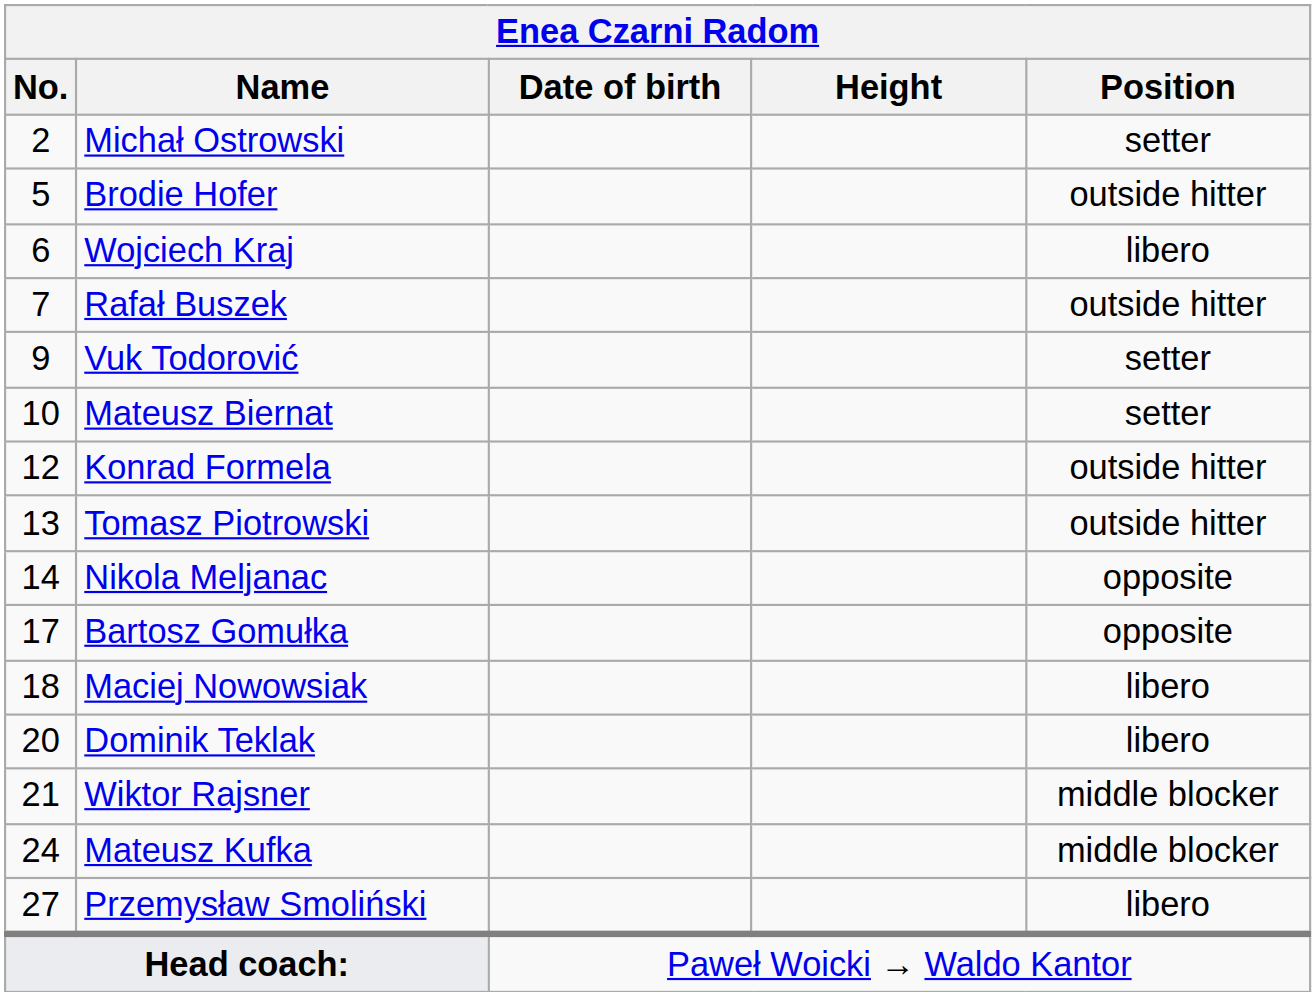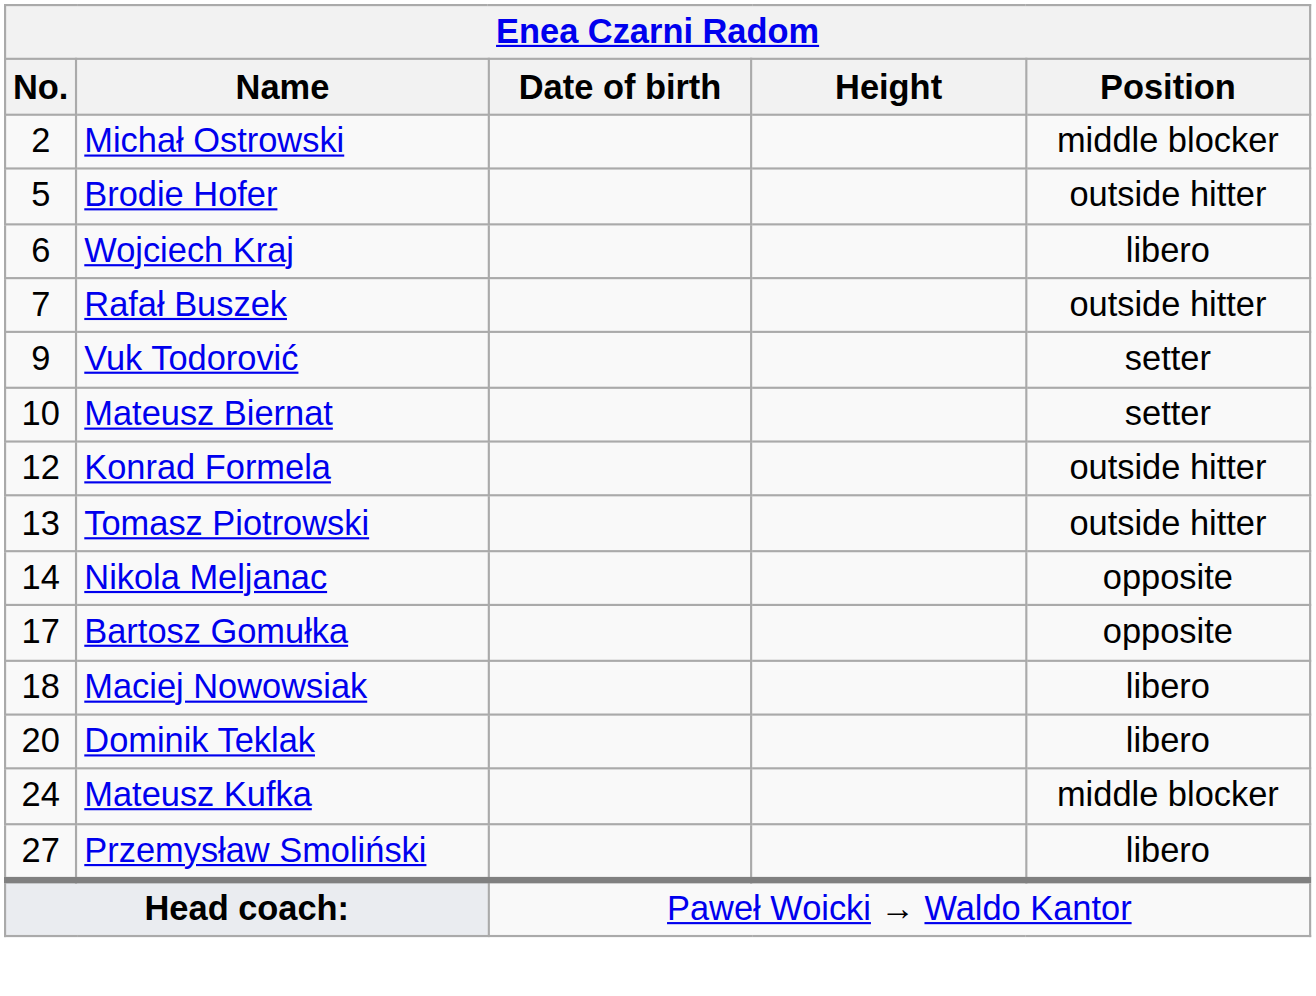(1168, 140) setter -> (1168, 140) middle blocker
- row: (197, 795)
